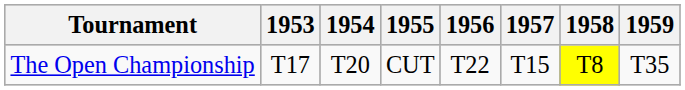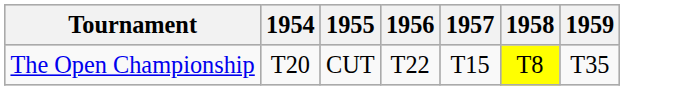- column: (290, 24)
